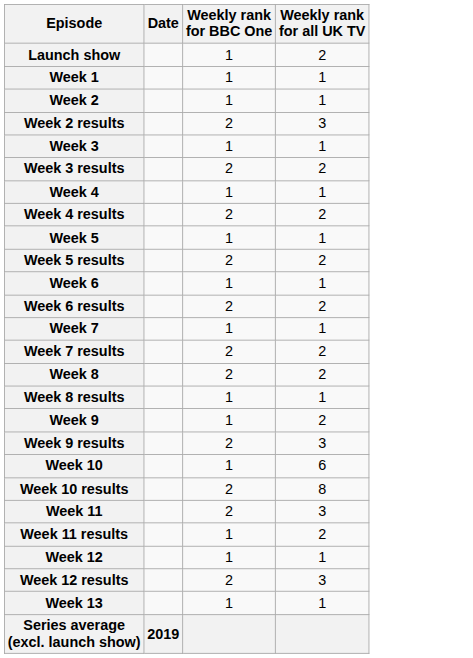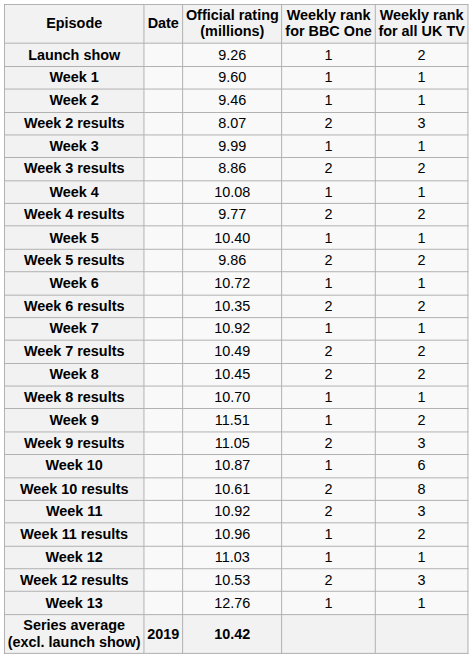+ column: (232, 24)
